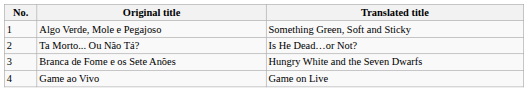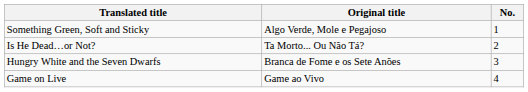columns swapped: (21, 12) <-> (395, 12)
